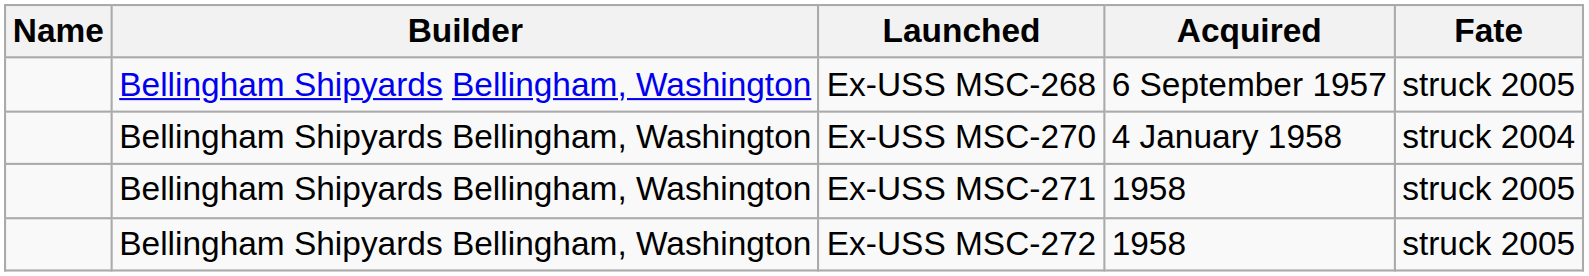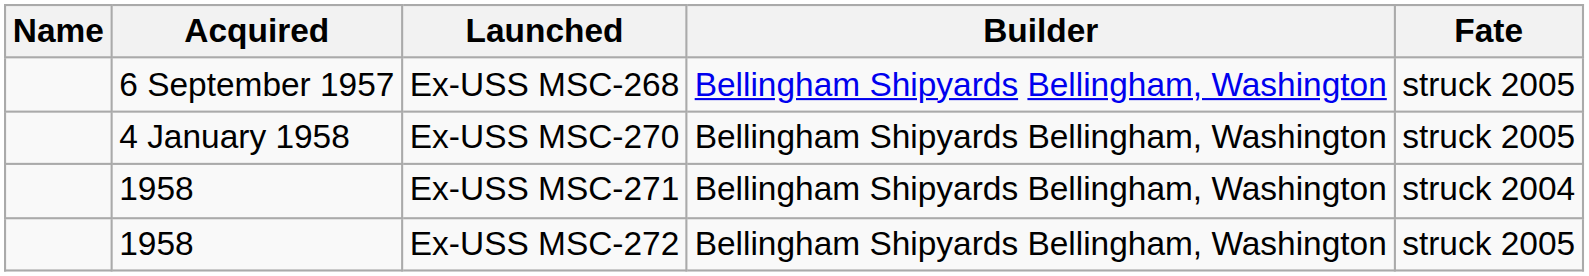columns swapped: (465, 31) <-> (1249, 31)
(1489, 137) struck 2004 -> (1489, 137) struck 2005
(1489, 190) struck 2005 -> (1489, 190) struck 2004
